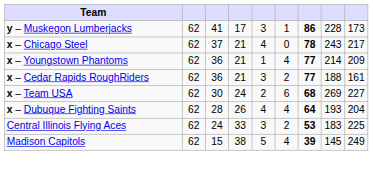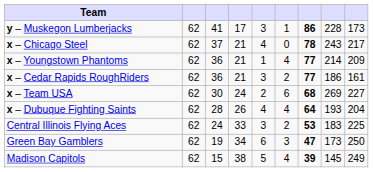(333, 77) 188 -> (333, 77) 186
+ row: (55, 142)
